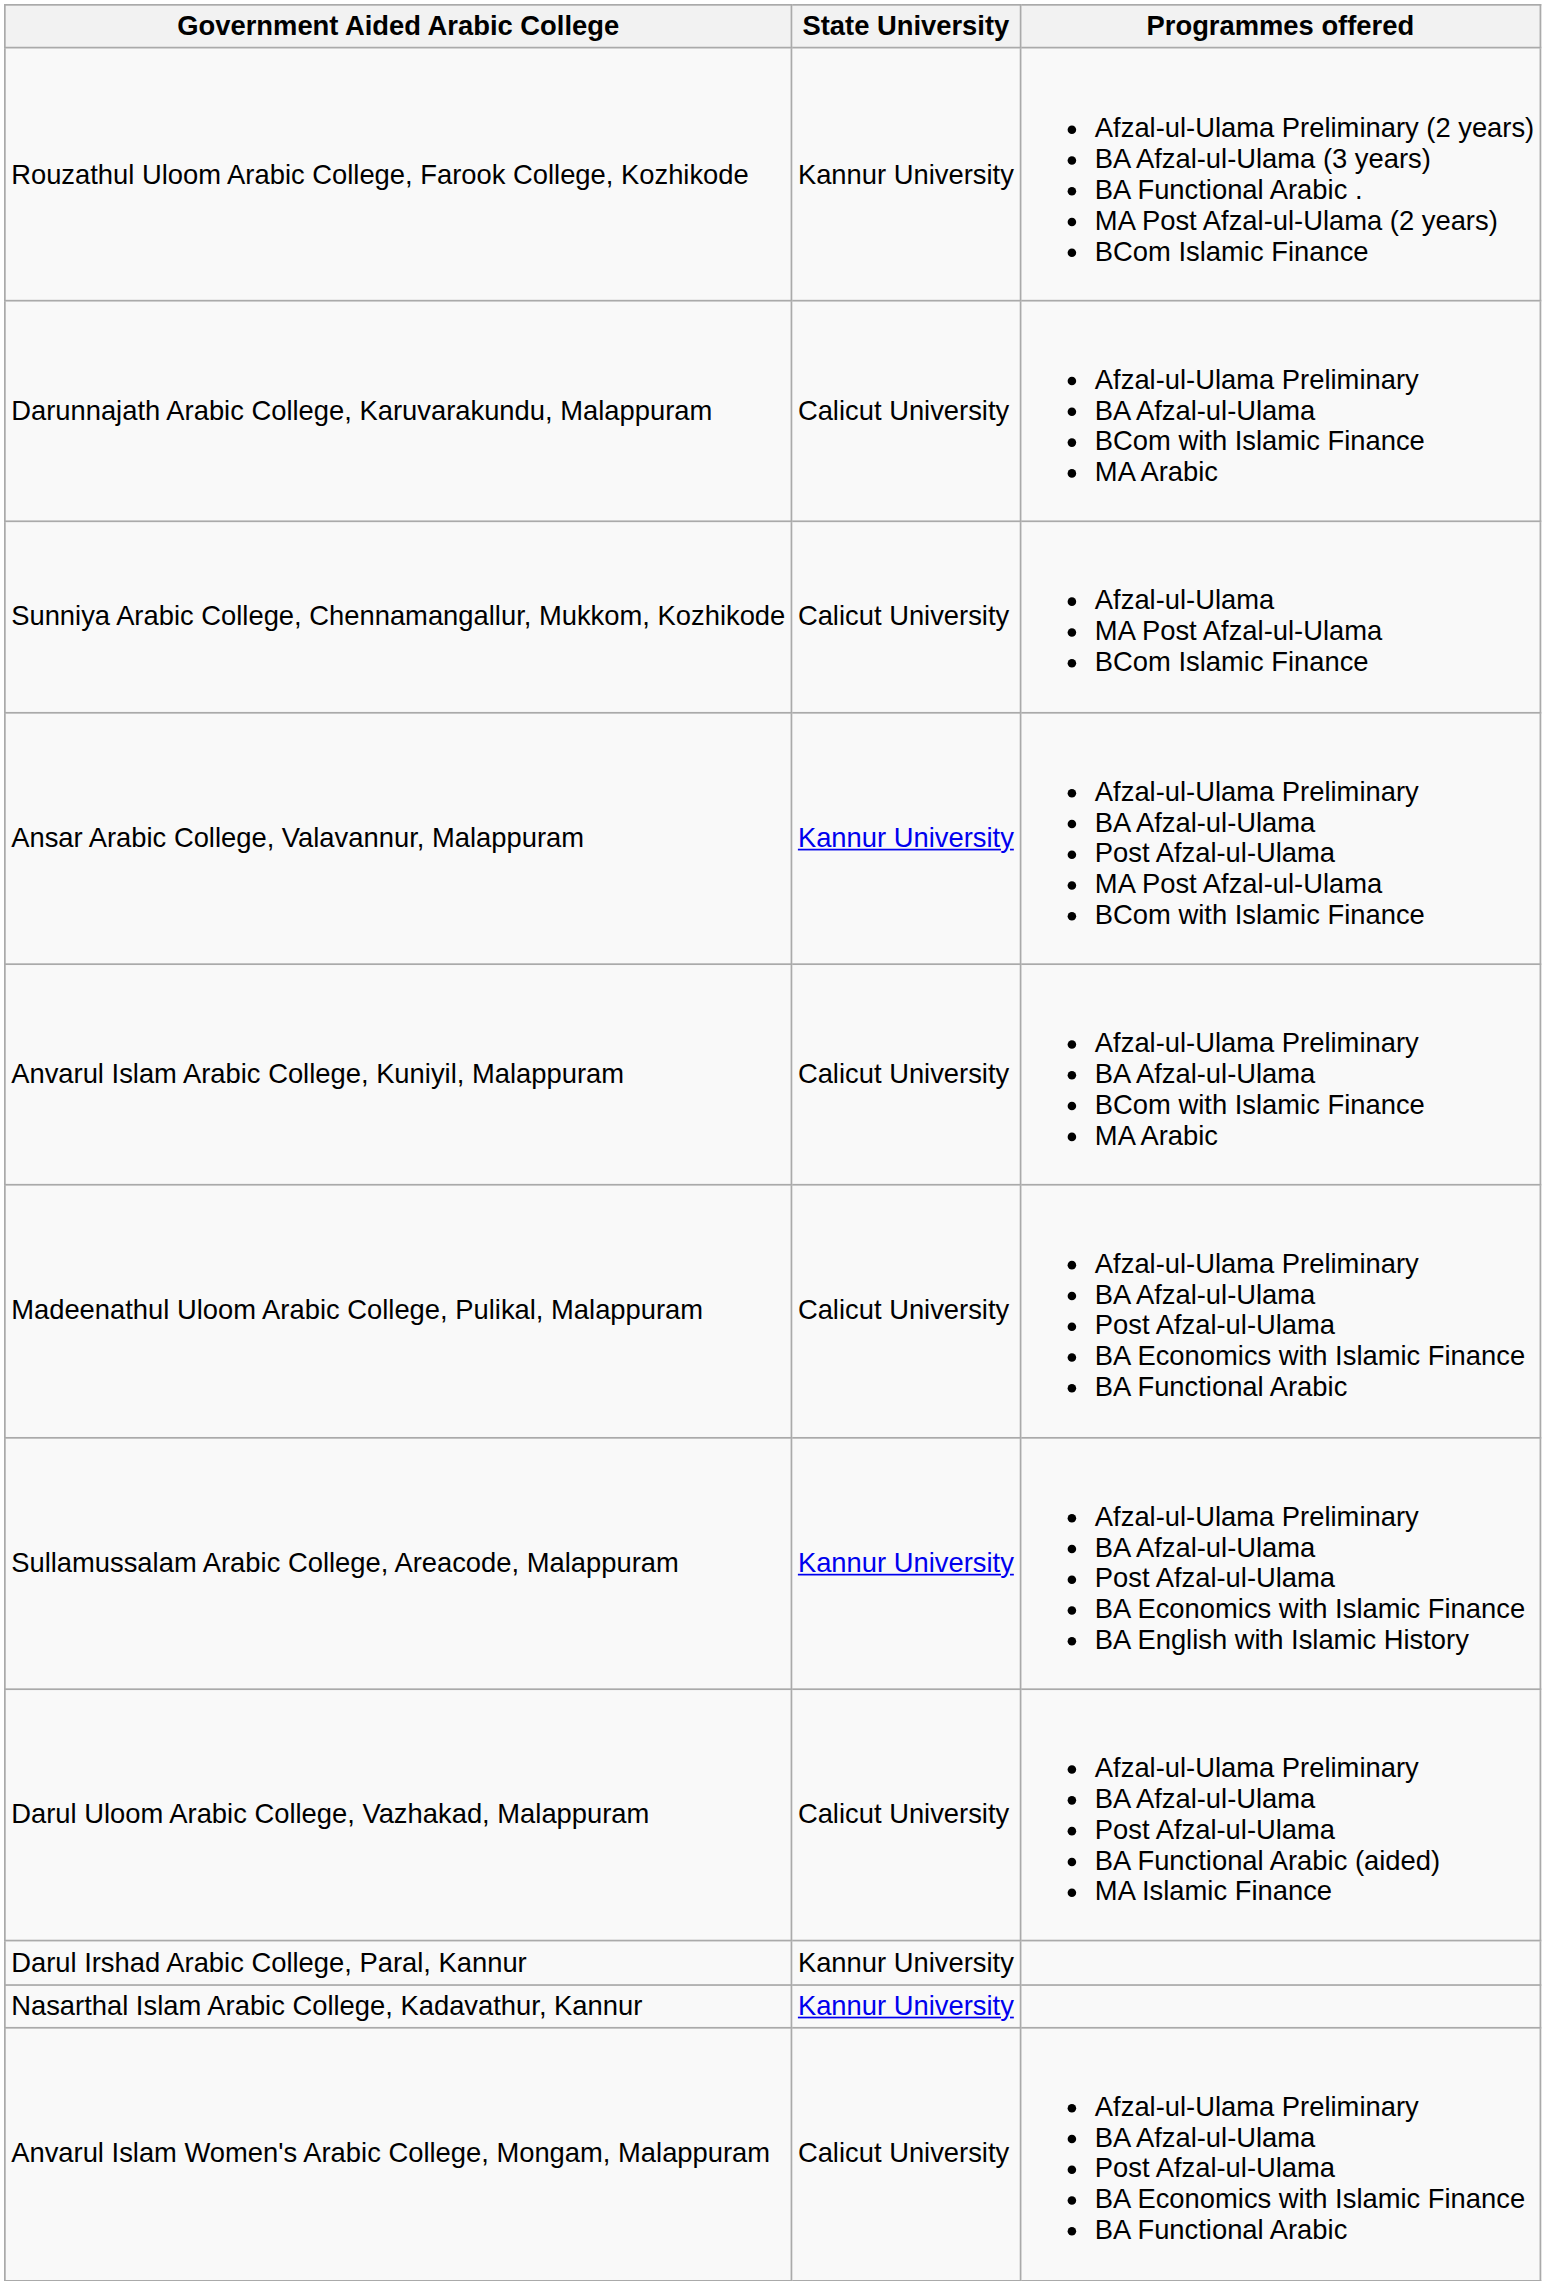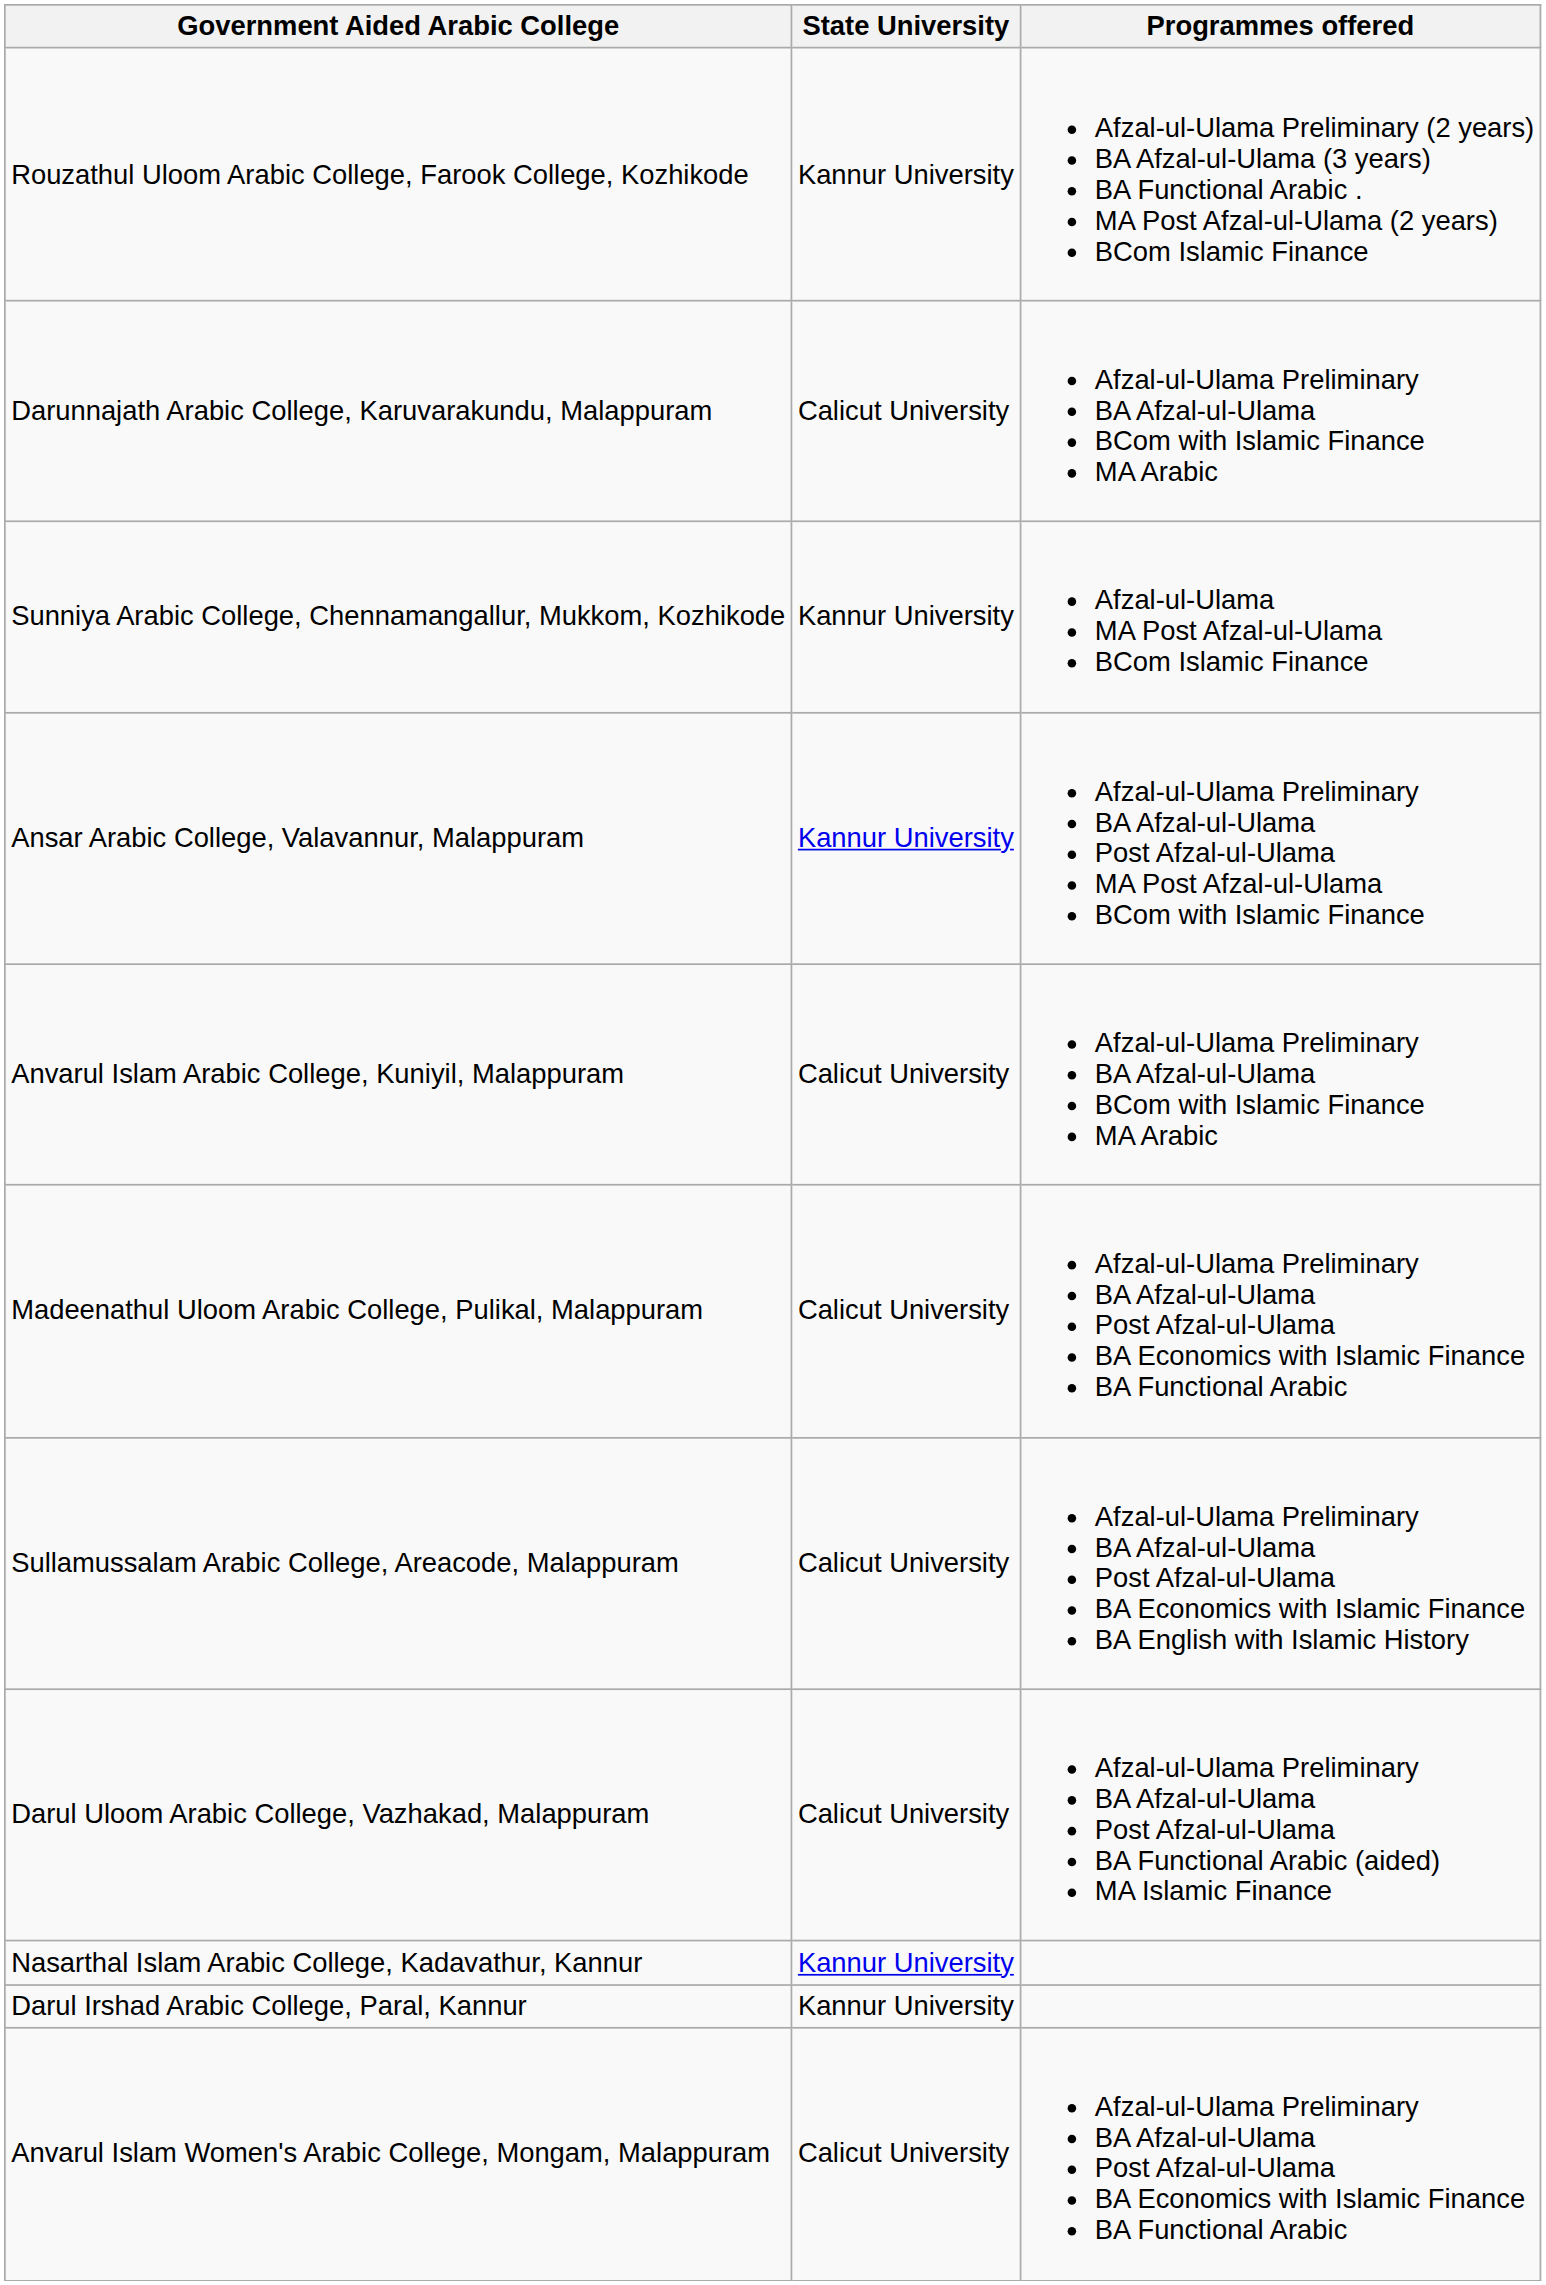(904, 616) Calicut University -> (906, 616) Kannur University
(906, 1562) Kannur University -> (904, 1562) Calicut University
rows swapped: (327, 2005) <-> (269, 1962)
